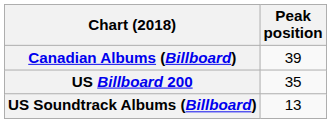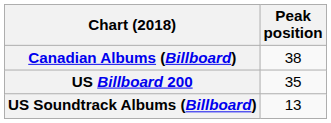(293, 57) 39 -> (293, 57) 38
